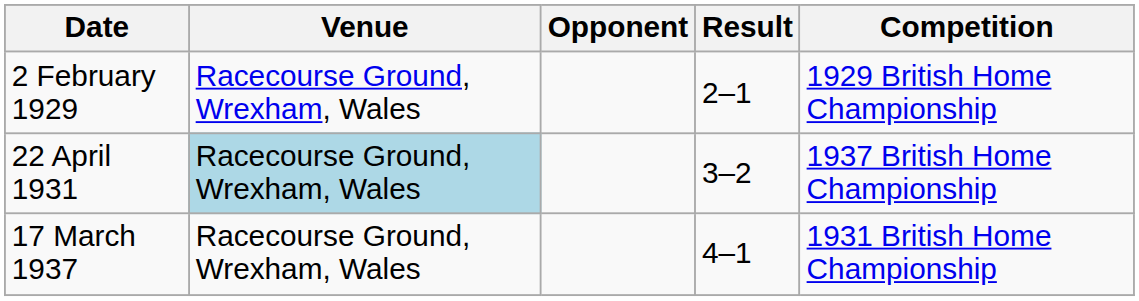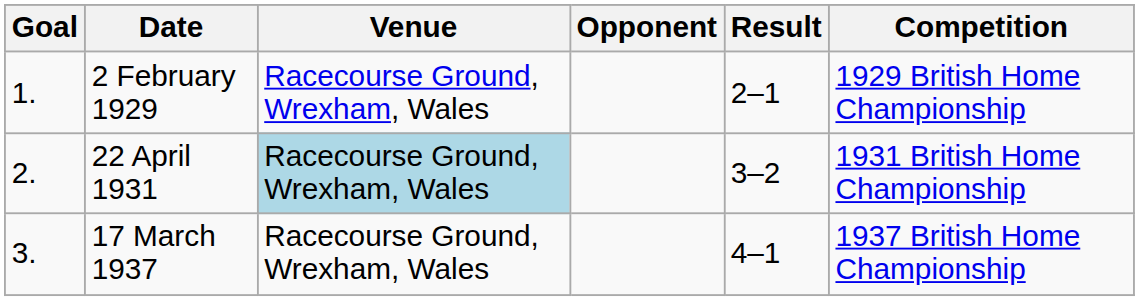+ column: (45, 28)
(929, 172) 1937 British Home Championship -> (958, 172) 1931 British Home Championship
(929, 253) 1931 British Home Championship -> (958, 253) 1937 British Home Championship
